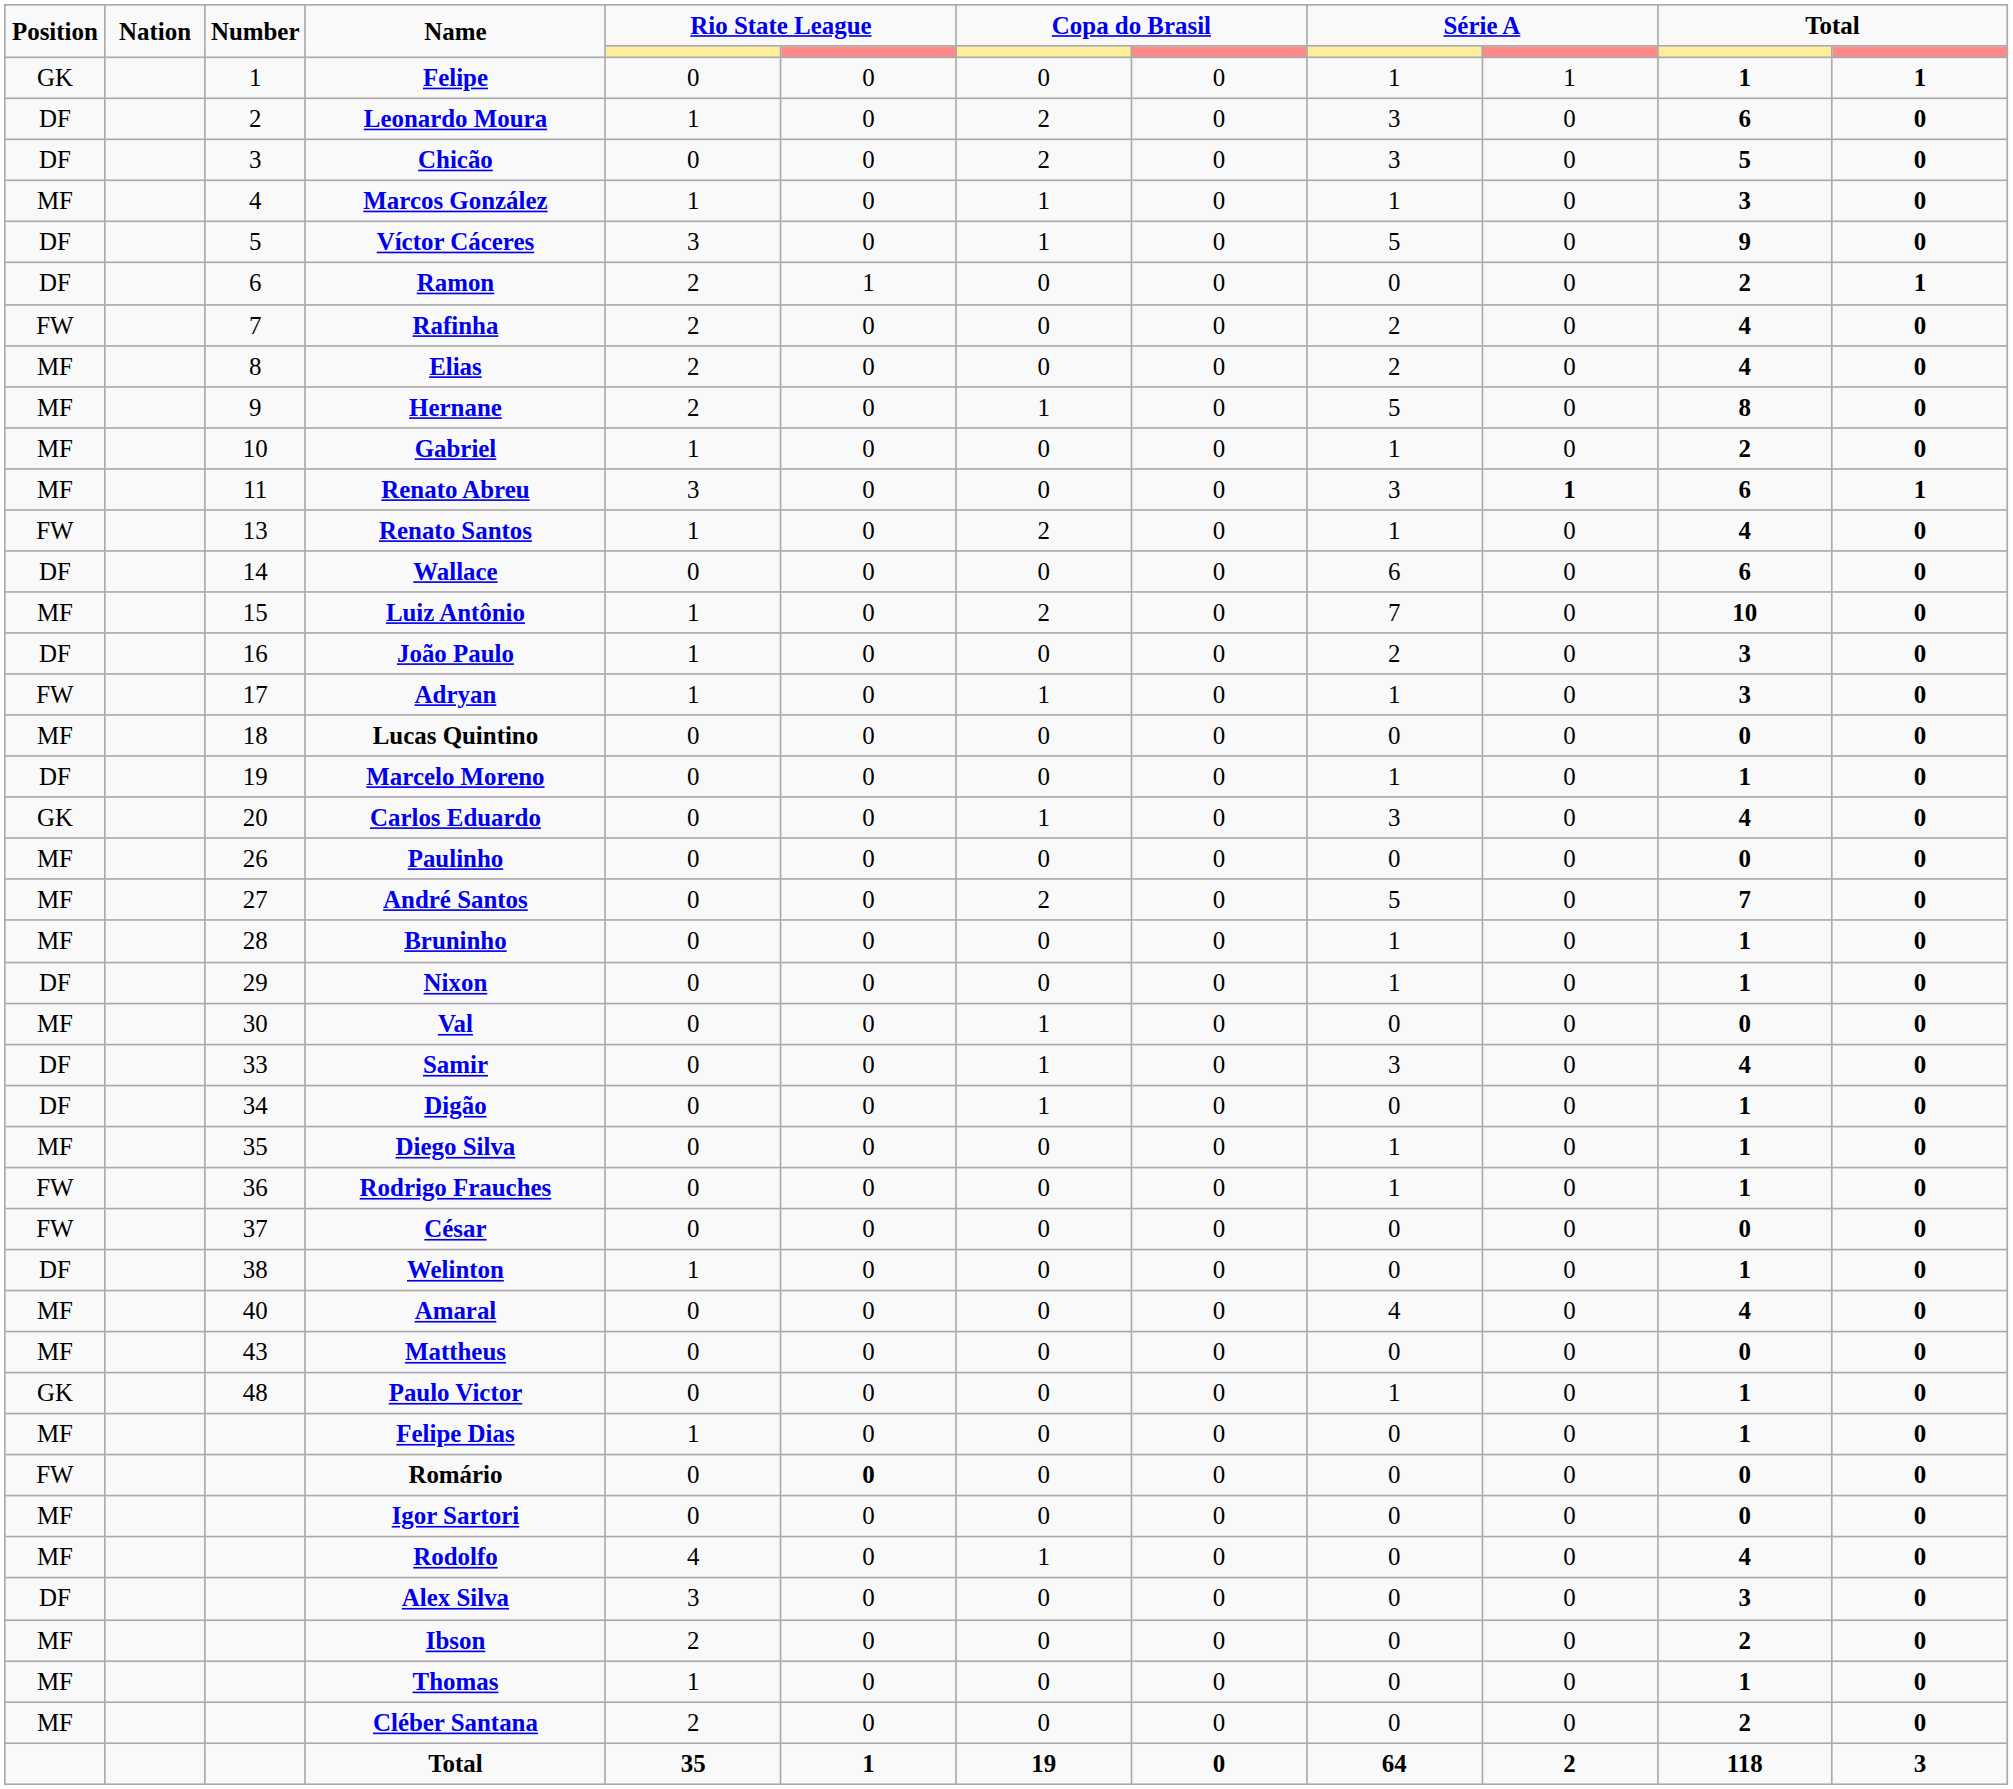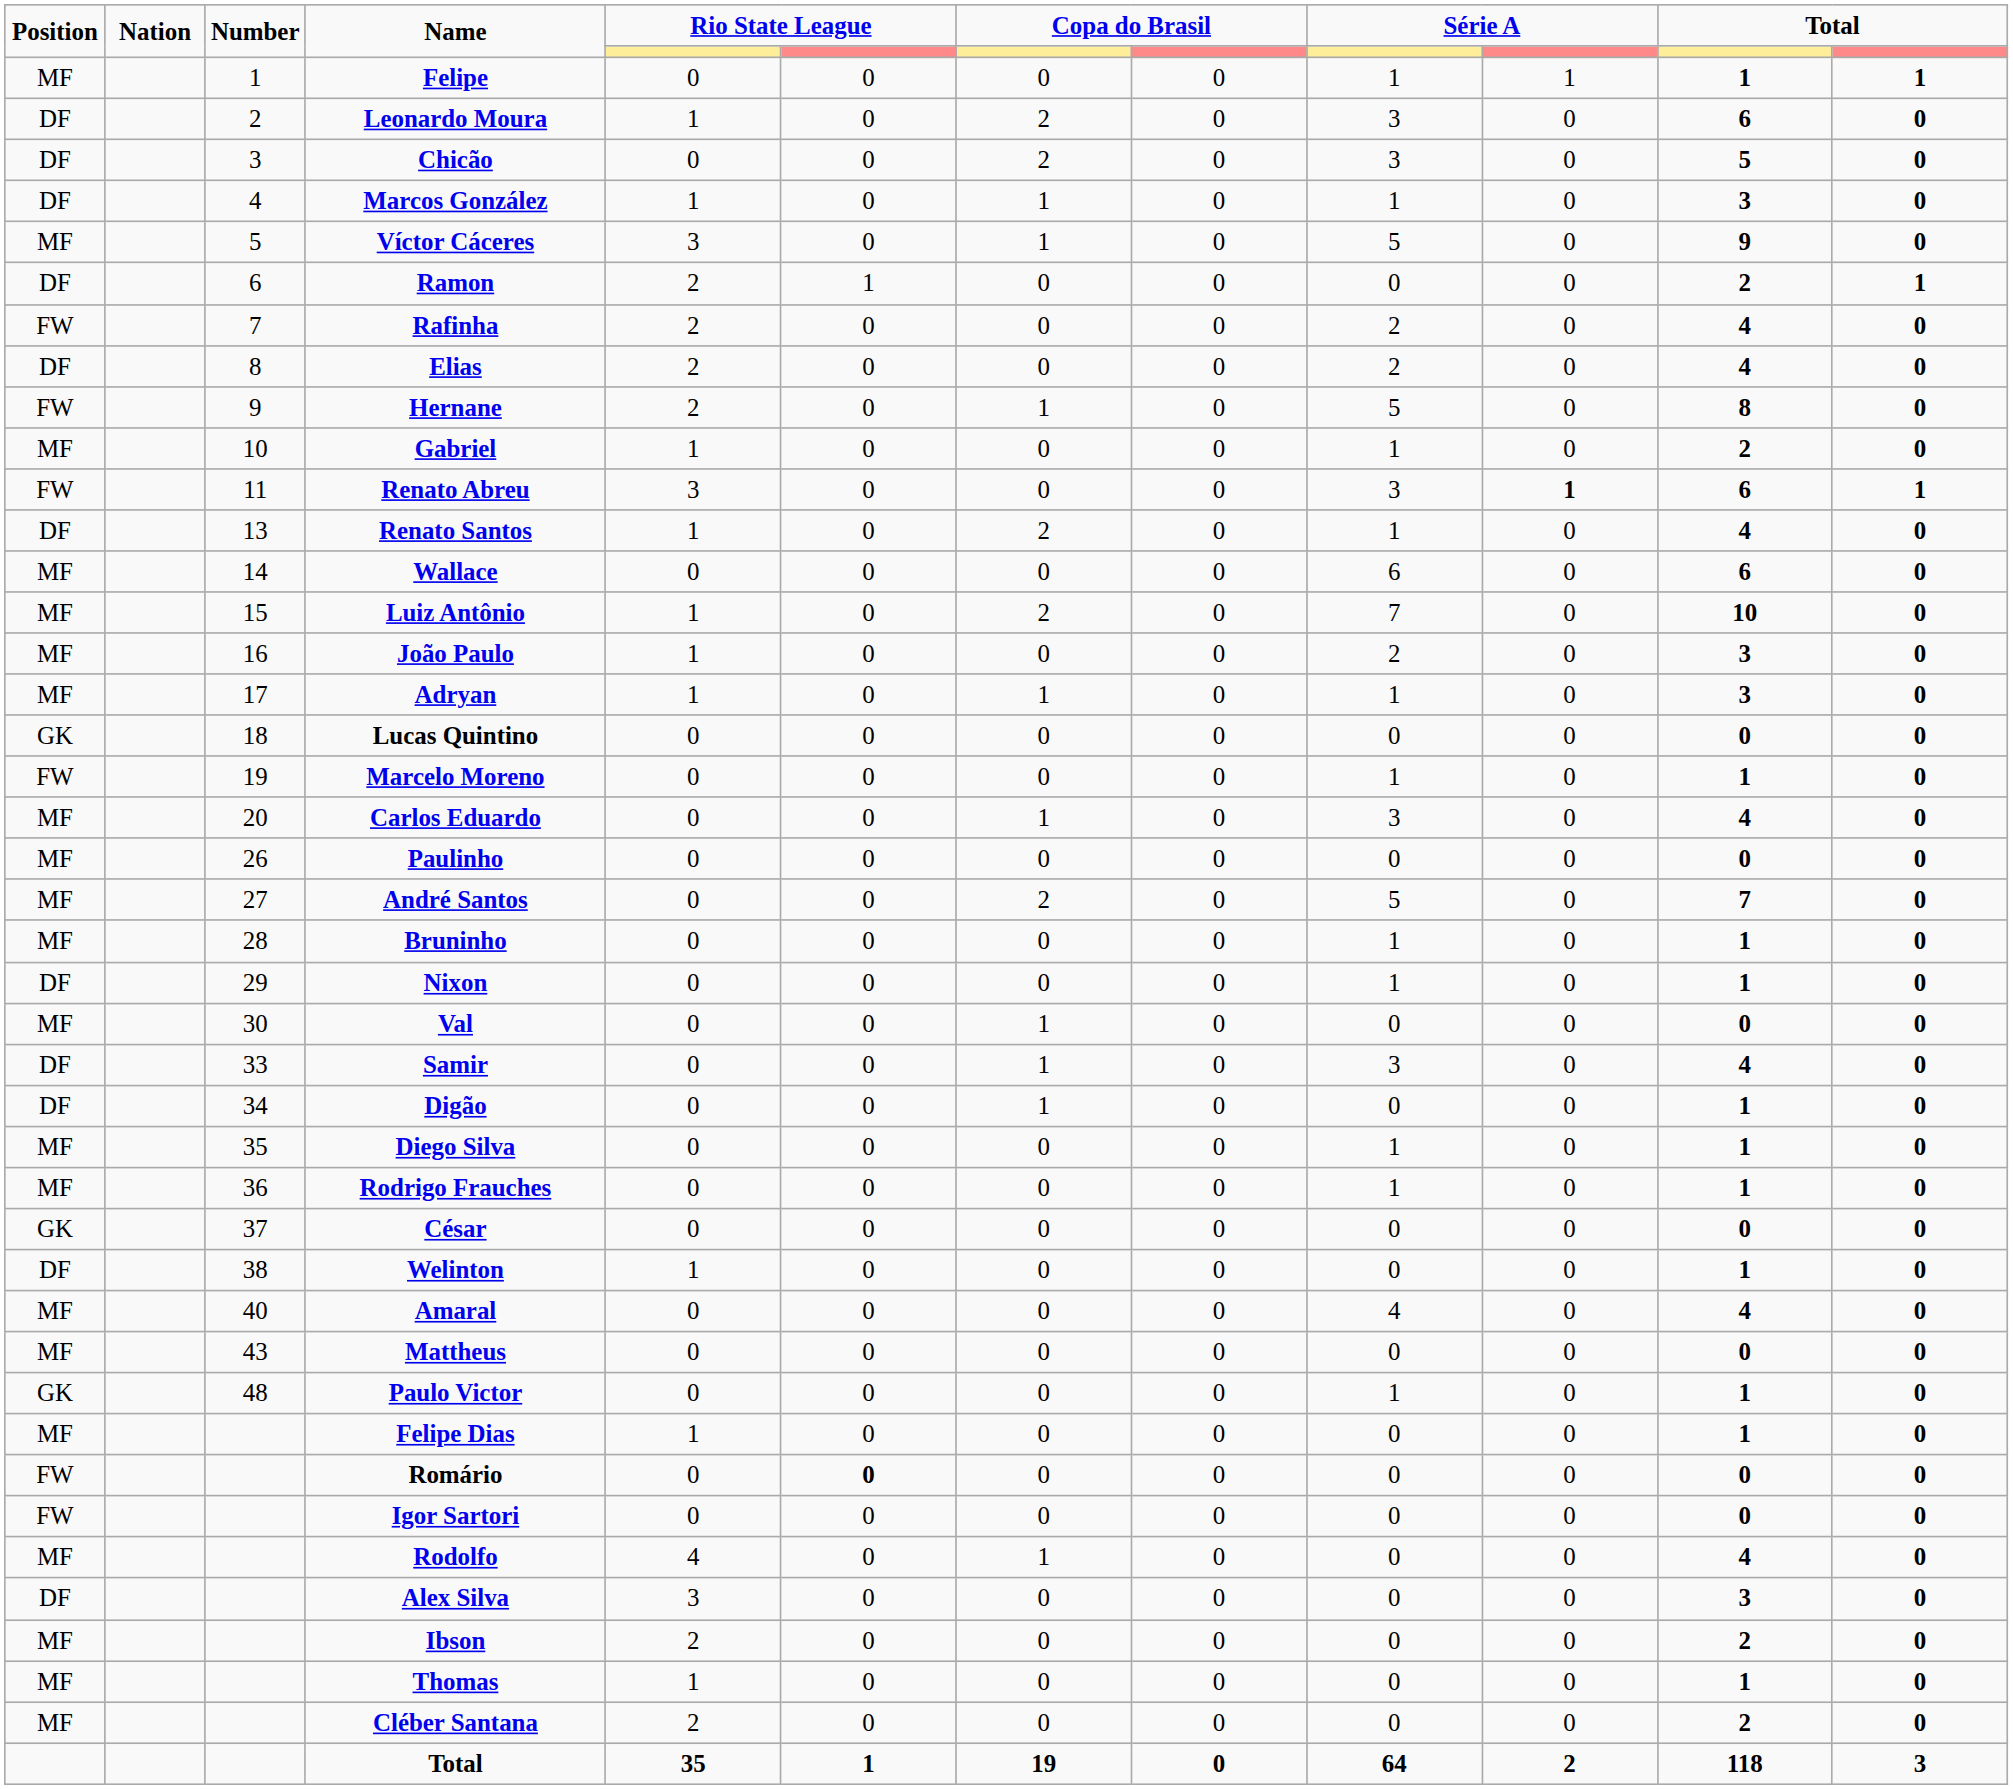(55, 77) GK -> (55, 77) MF
(55, 201) MF -> (55, 201) DF
(55, 242) DF -> (55, 242) MF
(55, 365) MF -> (55, 365) DF
(55, 406) MF -> (55, 406) FW
(55, 488) MF -> (55, 488) FW
(55, 530) FW -> (55, 530) DF
(55, 571) DF -> (55, 571) MF
(55, 653) DF -> (55, 653) MF
(55, 694) FW -> (55, 694) MF
(55, 735) MF -> (55, 735) GK
(55, 776) DF -> (55, 776) FW
(55, 817) GK -> (55, 817) MF
(55, 1187) FW -> (55, 1187) MF
(55, 1228) FW -> (55, 1228) GK
(55, 1516) MF -> (55, 1516) FW
